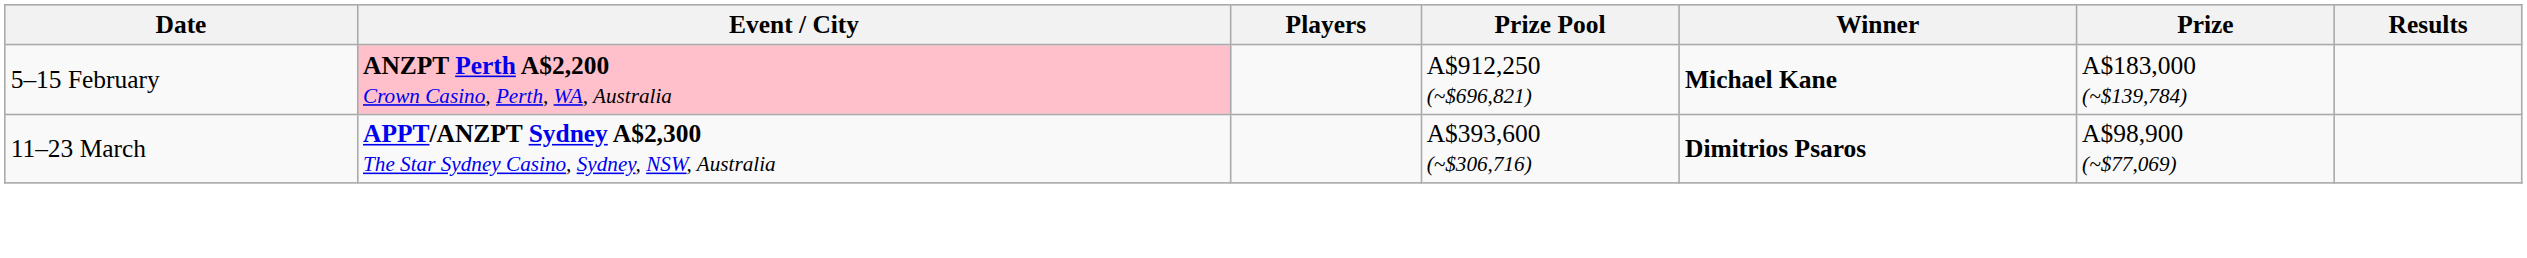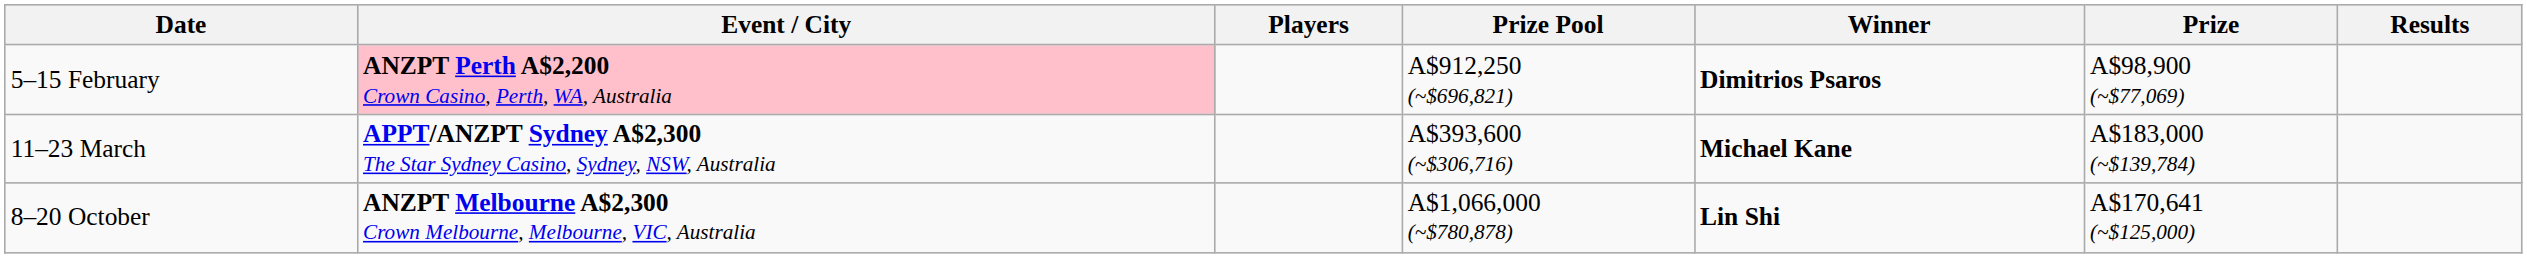(1761, 79) Michael Kane -> (1791, 79) Dimitrios Psaros
(2139, 79) A$183,000 (~$139,784) -> (2141, 79) A$98,900 (~$77,069)
(1776, 148) Dimitrios Psaros -> (1776, 148) Michael Kane
(2133, 148) A$98,900 (~$77,069) -> (2147, 148) A$183,000 (~$139,784)
+ row: (80, 217)
